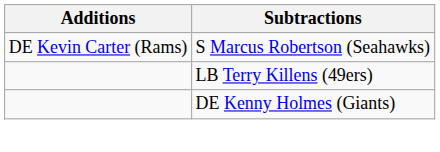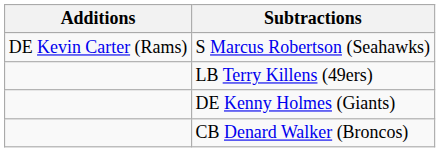+ row: (302, 132)
